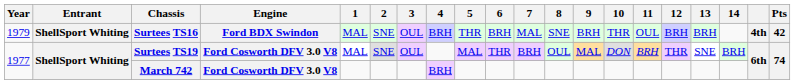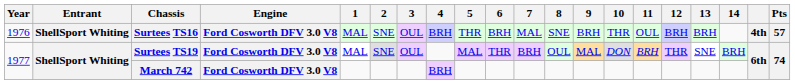(18, 33) 1979 -> (18, 33) 1976
(270, 33) Ford BDX Swindon -> (270, 33) Ford Cosworth DFV 3.0 V8
(779, 33) 42 -> (779, 33) 57
